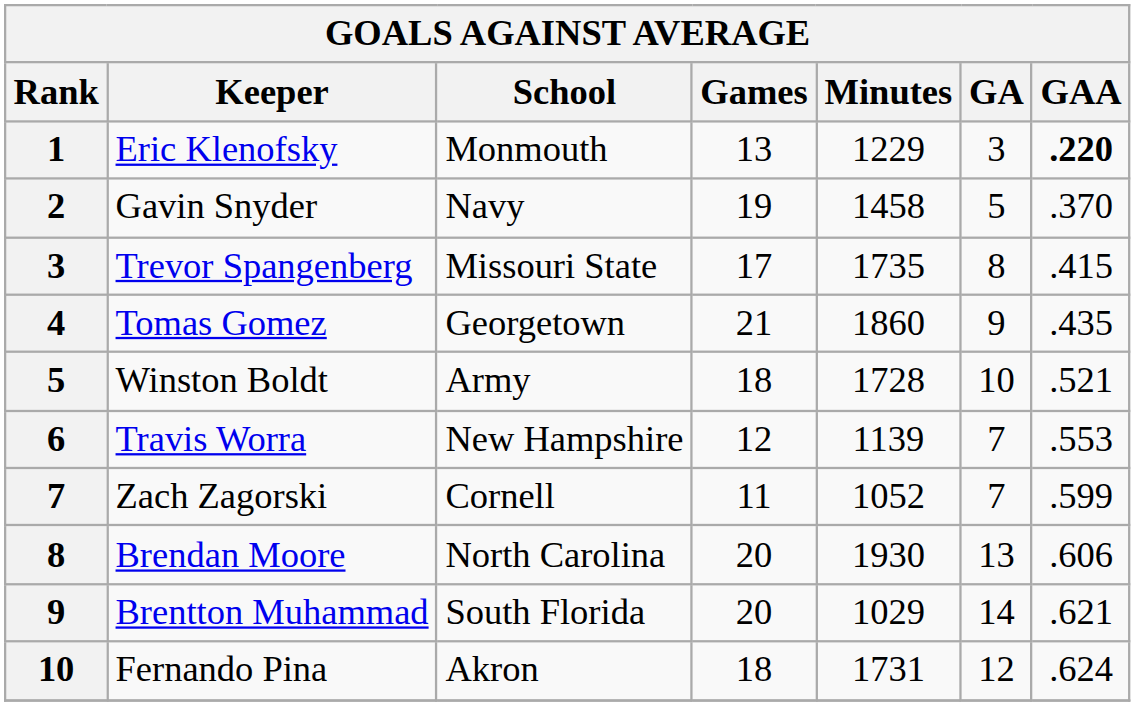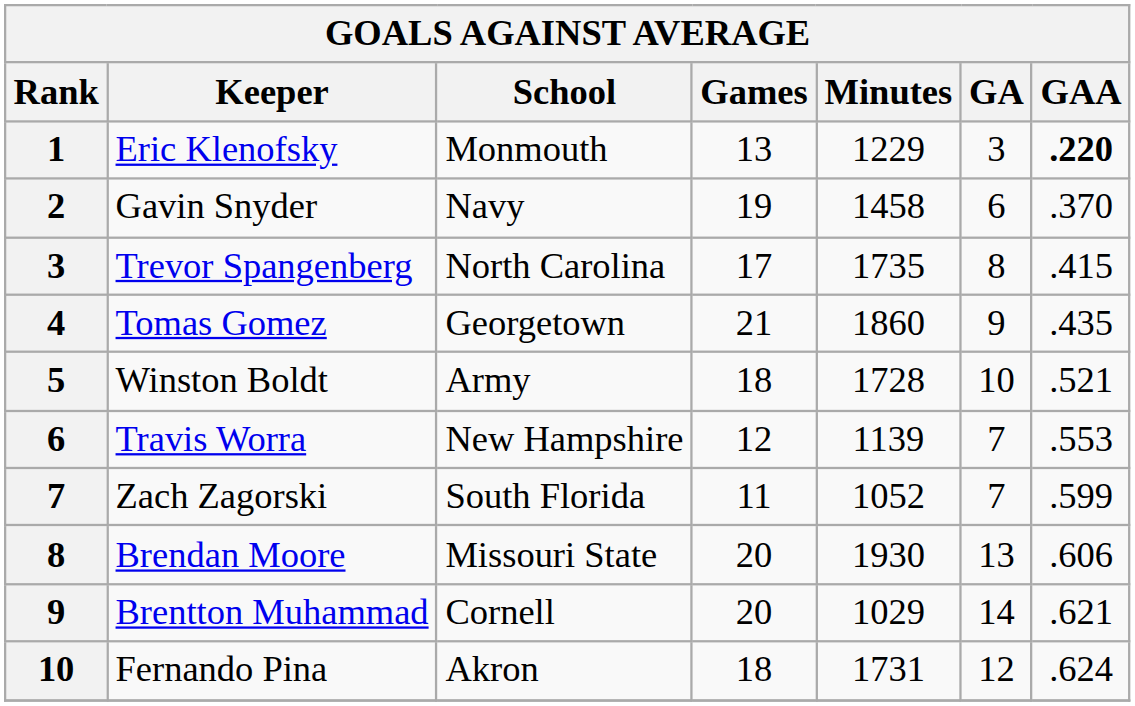(996, 206) 5 -> (996, 206) 6
(551, 264) Missouri State -> (555, 264) North Carolina
(500, 496) Cornell -> (545, 496) South Florida
(555, 554) North Carolina -> (551, 554) Missouri State
(545, 611) South Florida -> (500, 611) Cornell
